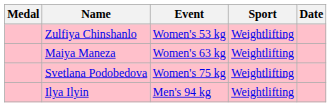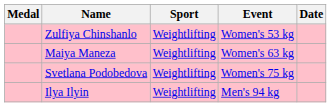columns swapped: (263, 14) <-> (189, 14)
